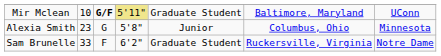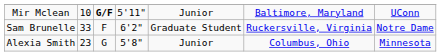(132, 12) khaki background -> (132, 12) no background
(196, 12) Graduate Student -> (196, 12) Junior
rows swapped: (41, 28) <-> (41, 43)
